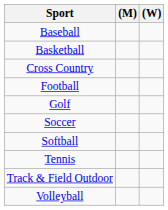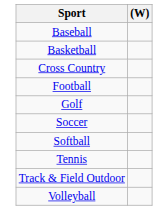- column: (128, 13)
